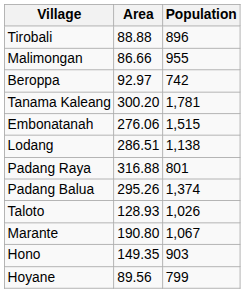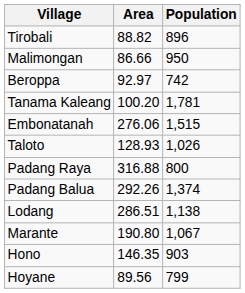(134, 37) 88.88 -> (134, 37) 88.82
(177, 59) 955 -> (177, 59) 950
(138, 102) 300.20 -> (138, 102) 100.20
rows swapped: (31, 146) <-> (26, 211)
(177, 168) 801 -> (177, 168) 800
(138, 189) 295.26 -> (138, 189) 292.26
(138, 255) 149.35 -> (138, 255) 146.35
